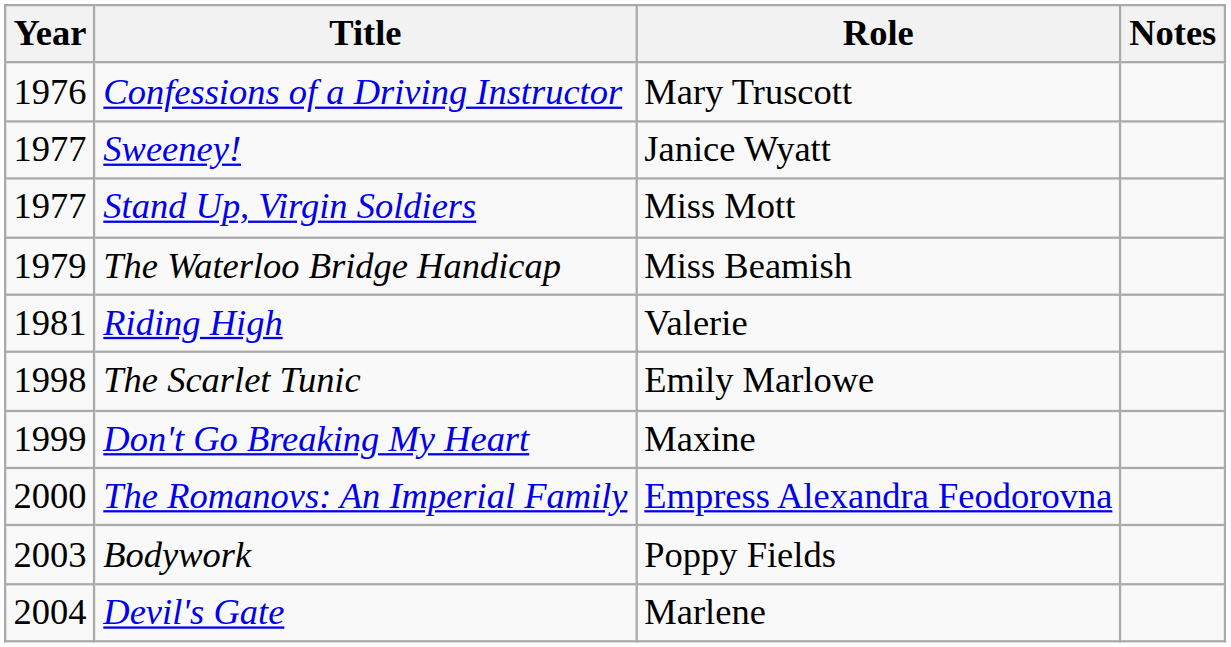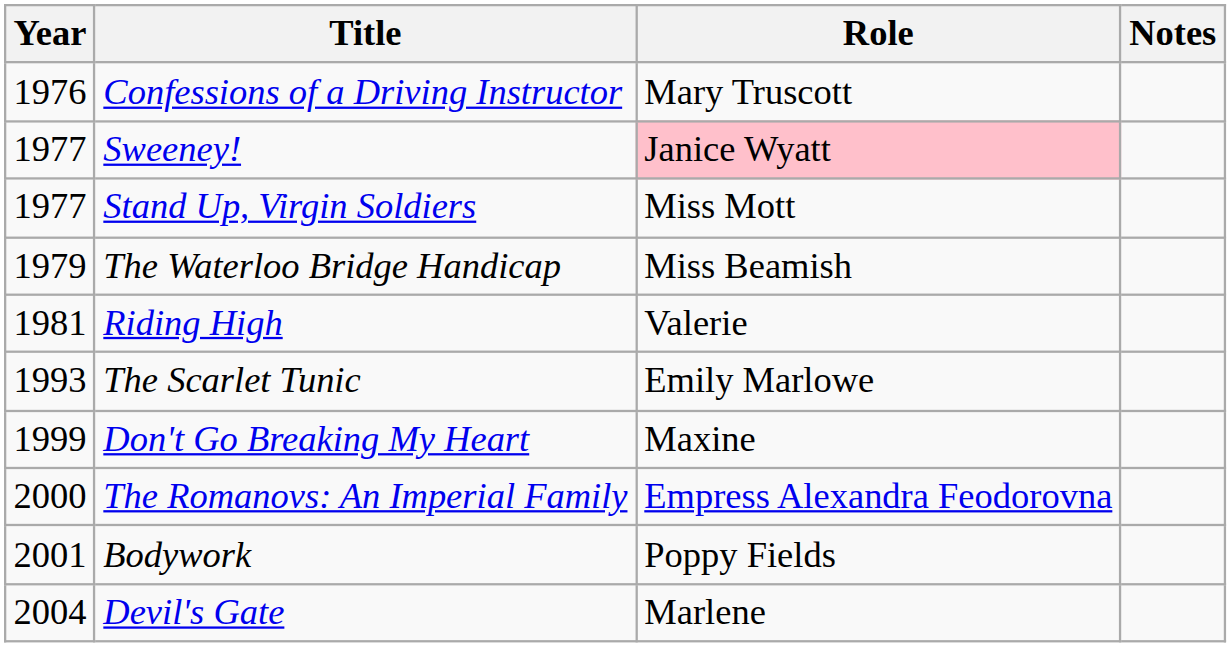(738, 149) no background -> (738, 149) pink background
(50, 380) 1998 -> (50, 380) 1993
(50, 554) 2003 -> (50, 554) 2001
